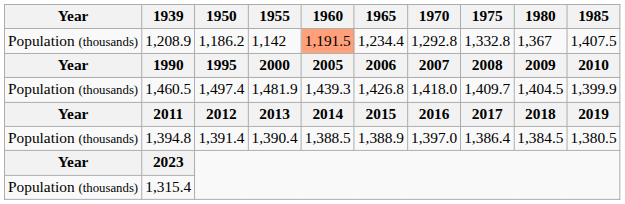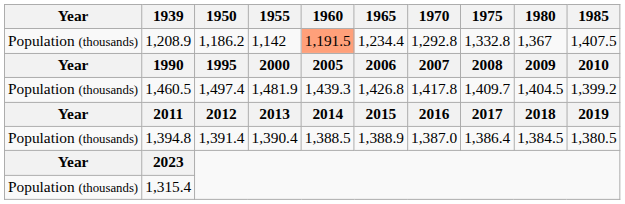(434, 89) 1,418.0 -> (434, 89) 1,417.8
(594, 89) 1,399.9 -> (594, 89) 1,399.2
(434, 138) 1,397.0 -> (434, 138) 1,387.0
